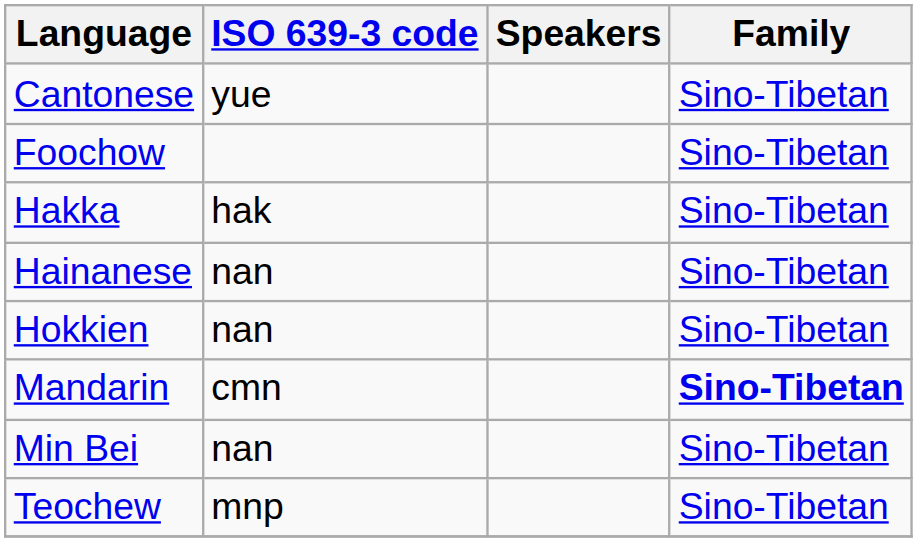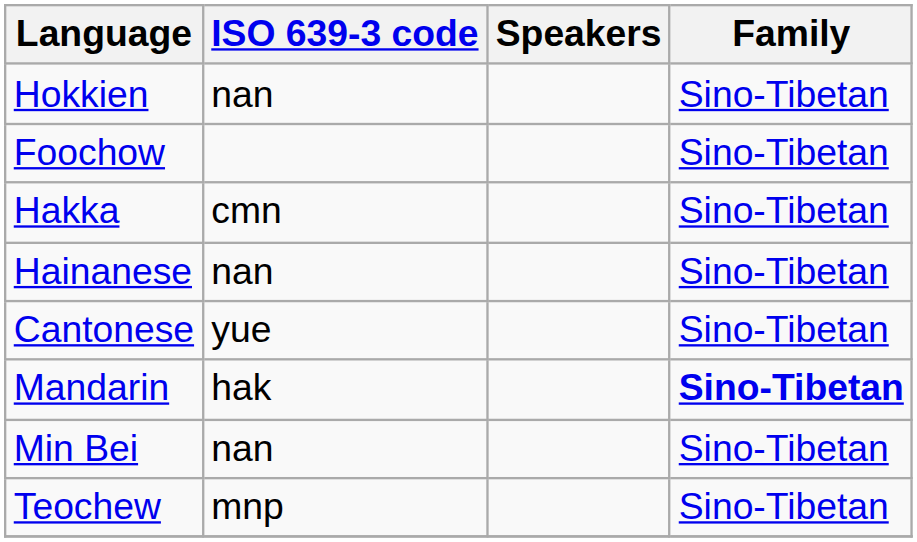rows swapped: (104, 93) <-> (81, 329)
(241, 211) hak -> (246, 211) cmn
(246, 388) cmn -> (241, 388) hak
